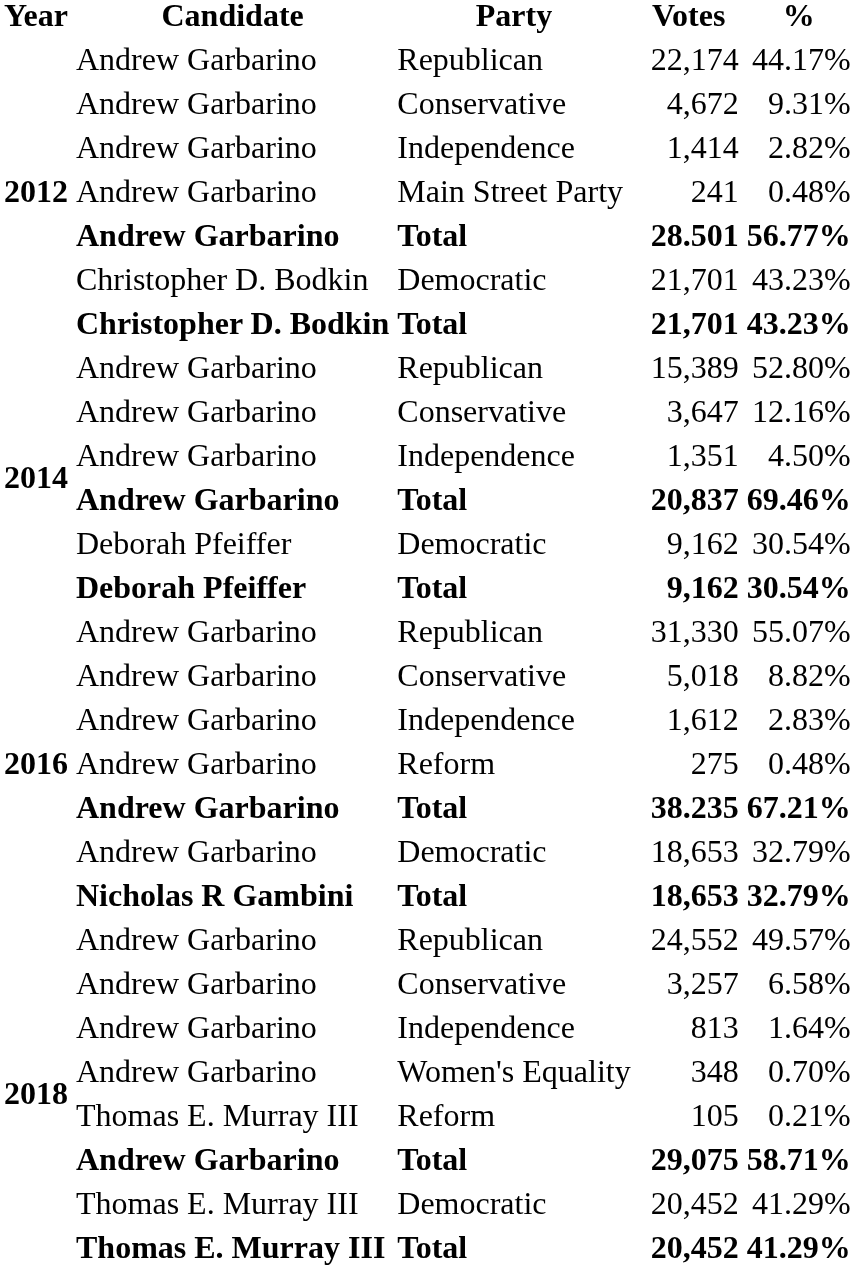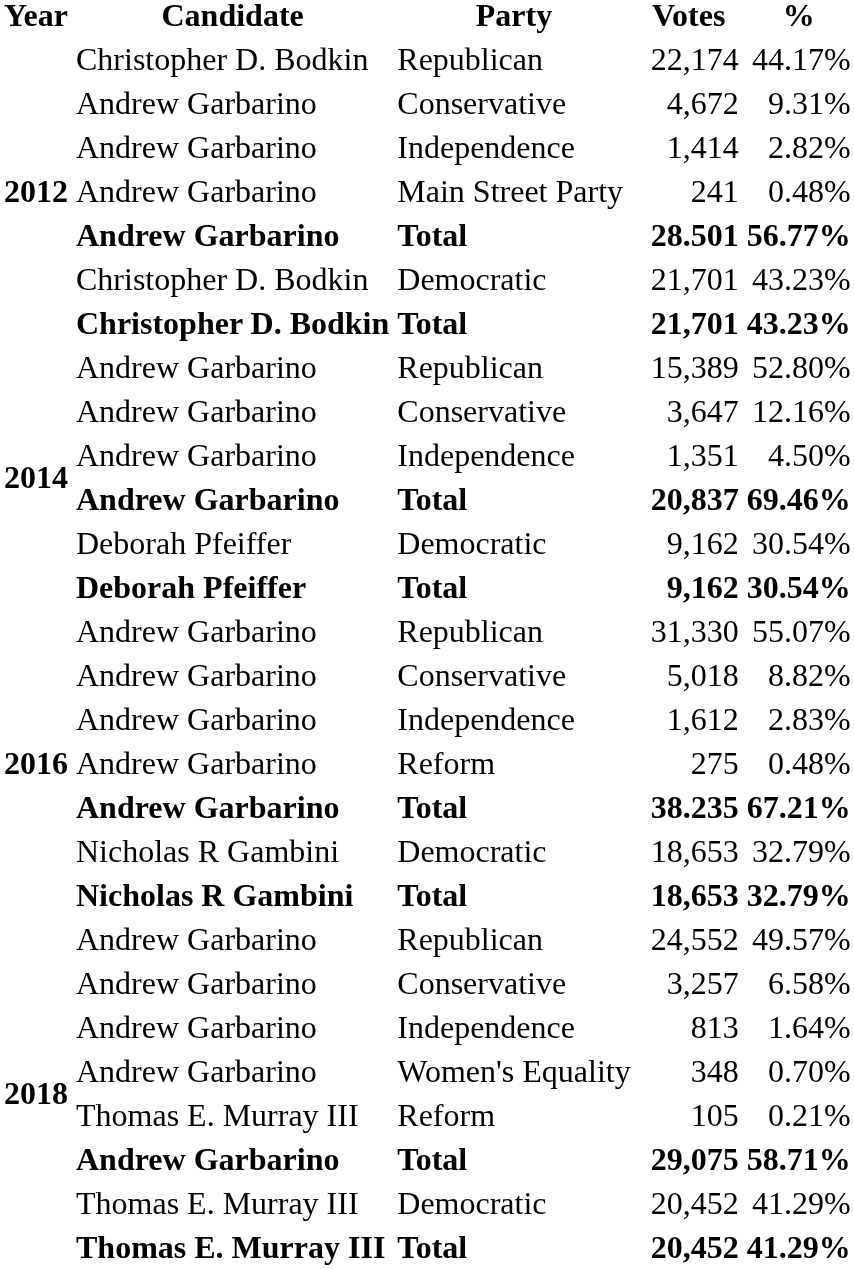(196, 59) Andrew Garbarino -> (222, 59) Christopher D. Bodkin
(196, 851) Andrew Garbarino -> (208, 851) Nicholas R Gambini
